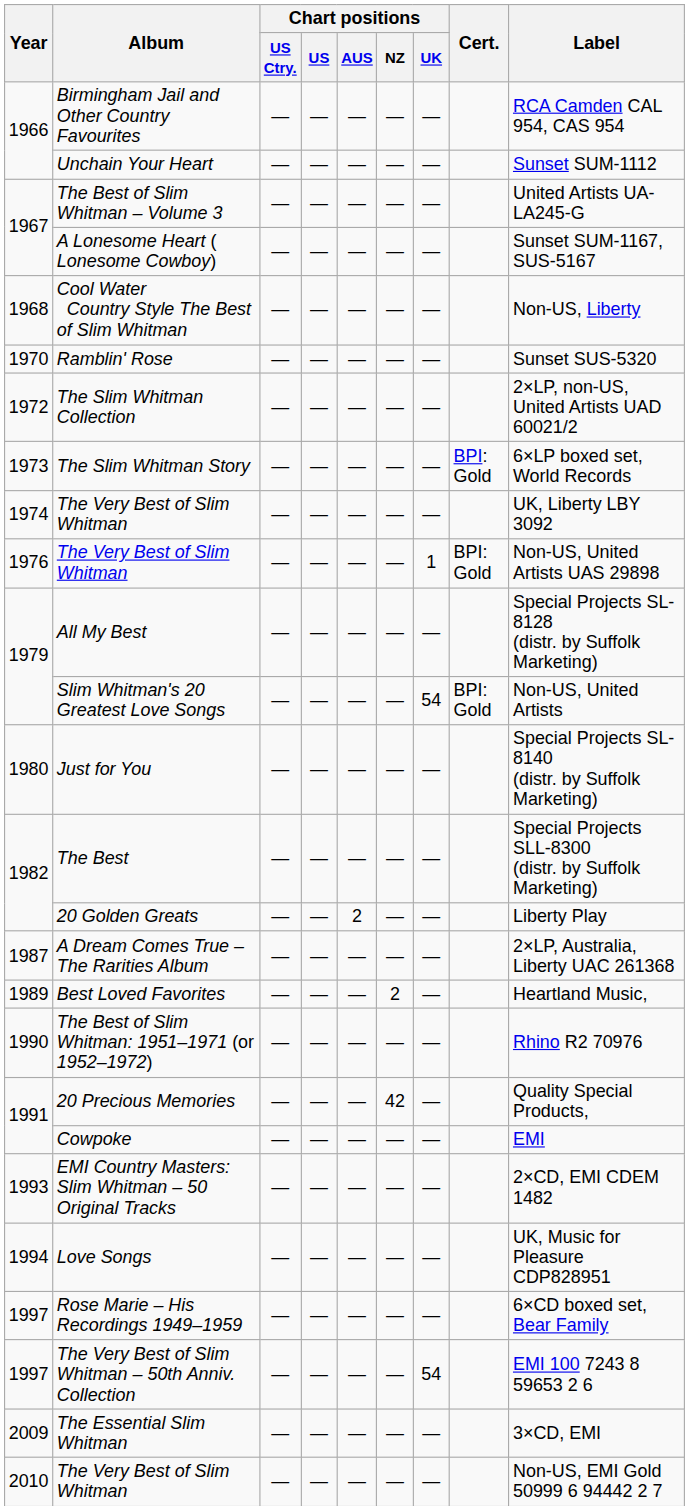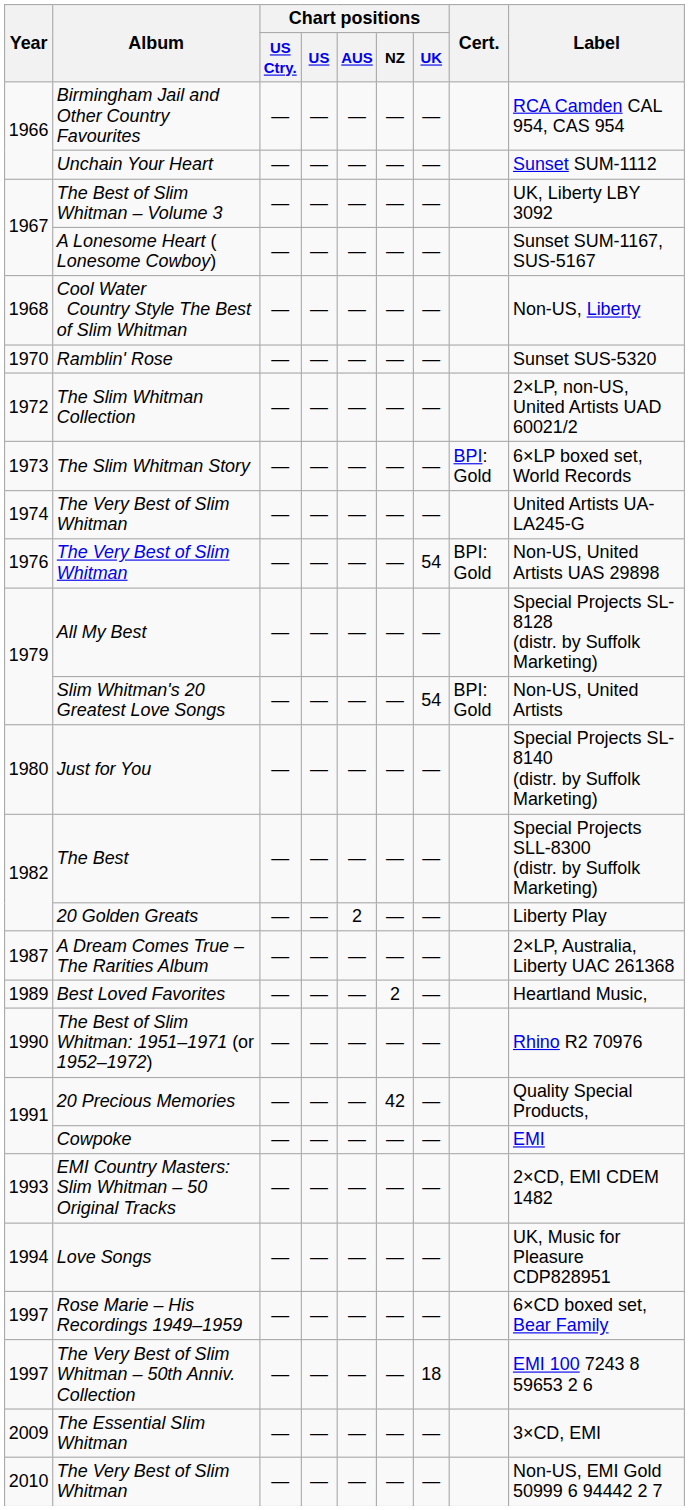(584, 202) United Artists UA-LA245-G -> (577, 202) UK, Liberty LBY 3092
(577, 514) UK, Liberty LBY 3092 -> (584, 514) United Artists UA-LA245-G
(431, 563) 1 -> (431, 563) 54
(431, 1374) 54 -> (431, 1374) 18
